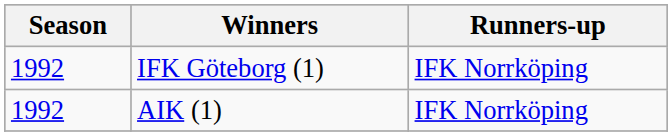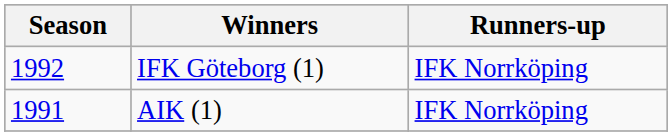(38, 109) 1992 -> (38, 109) 1991
